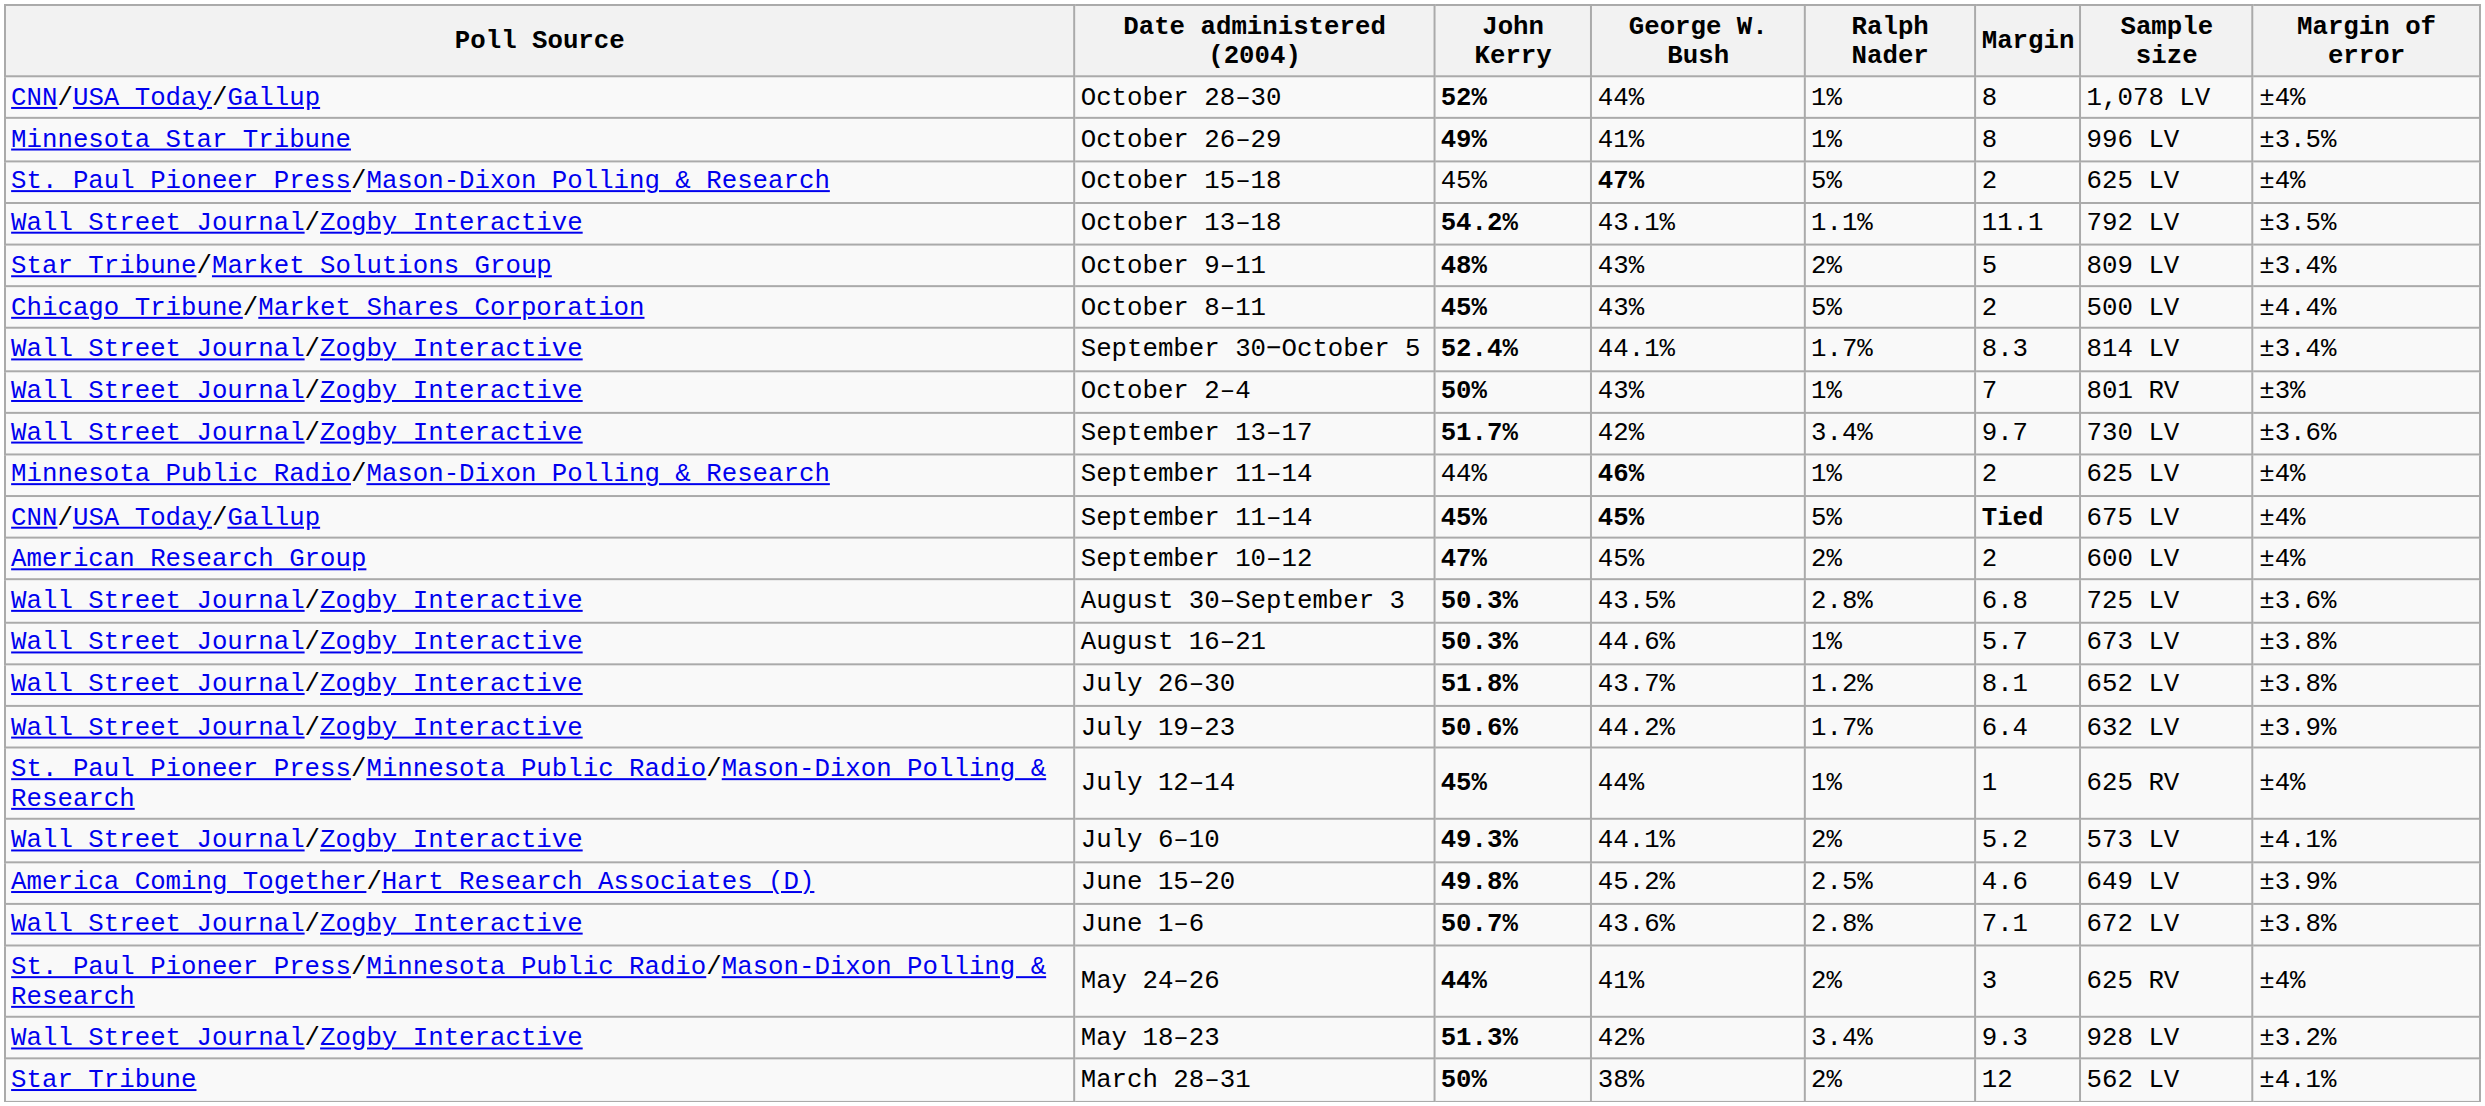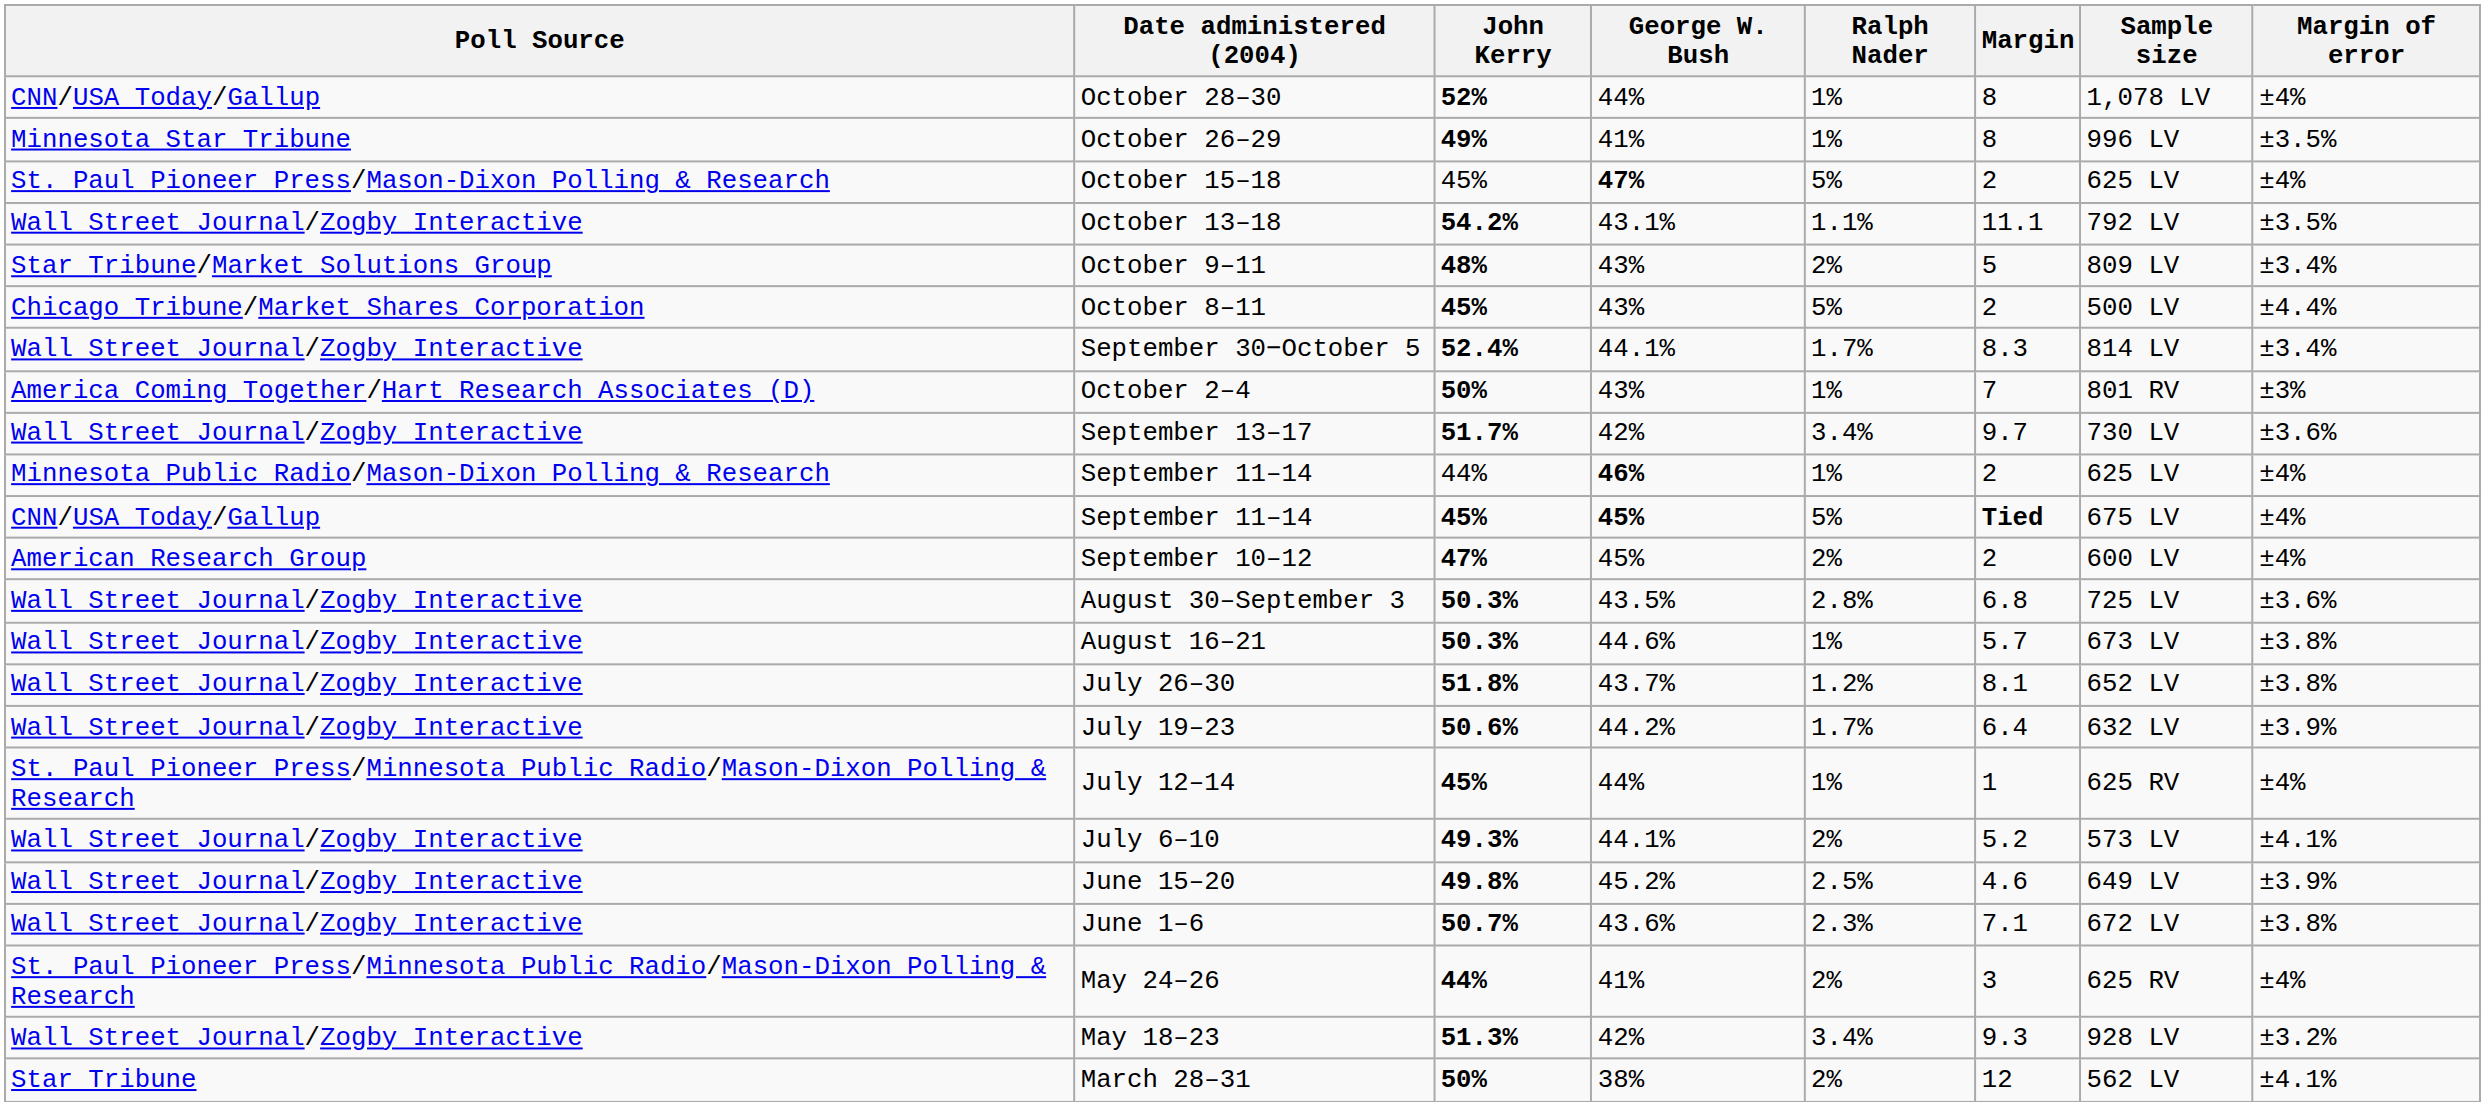(297, 391) Wall Street Journal/Zogby Interactive -> (413, 391) America Coming Together/Hart Research Associates (D)
(413, 882) America Coming Together/Hart Research Associates (D) -> (297, 882) Wall Street Journal/Zogby Interactive
(1842, 924) 2.8% -> (1842, 924) 2.3%
